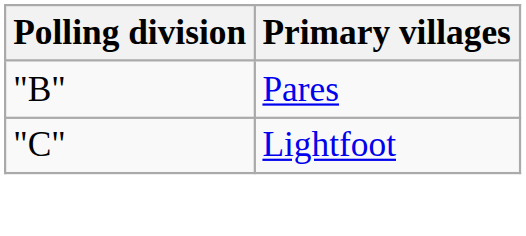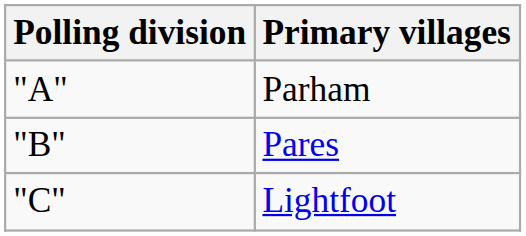+ row: (316, 88)
